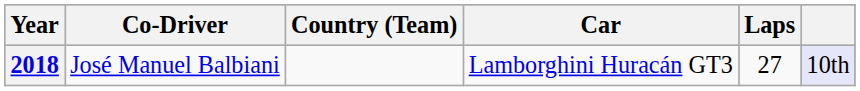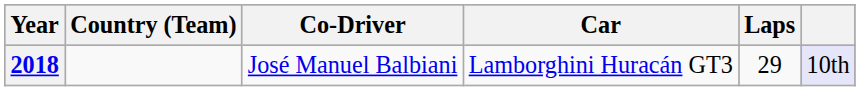columns swapped: (374, 24) <-> (175, 24)
(770, 64) 27 -> (770, 64) 29
